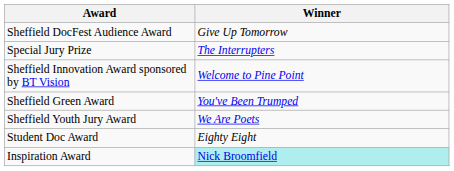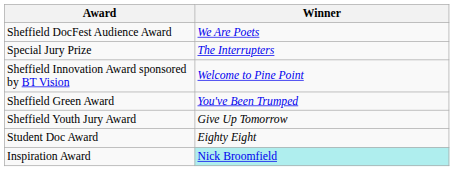(243, 32) Give Up Tomorrow -> (228, 32) We Are Poets
(228, 119) We Are Poets -> (243, 119) Give Up Tomorrow
